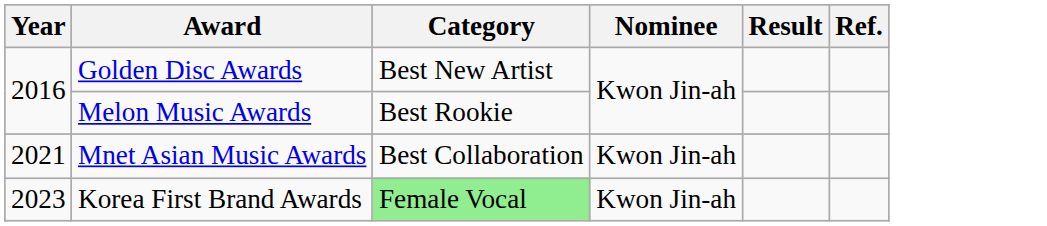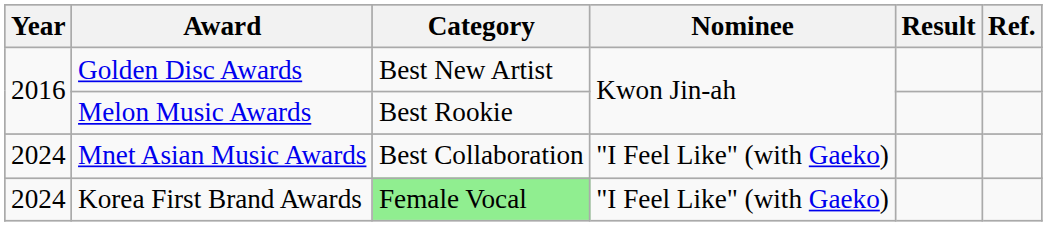(38, 155) 2021 -> (38, 155) 2024
(666, 155) Kwon Jin-ah -> (743, 155) "I Feel Like" (with Gaeko)
(38, 198) 2023 -> (38, 198) 2024
(666, 198) Kwon Jin-ah -> (743, 198) "I Feel Like" (with Gaeko)
